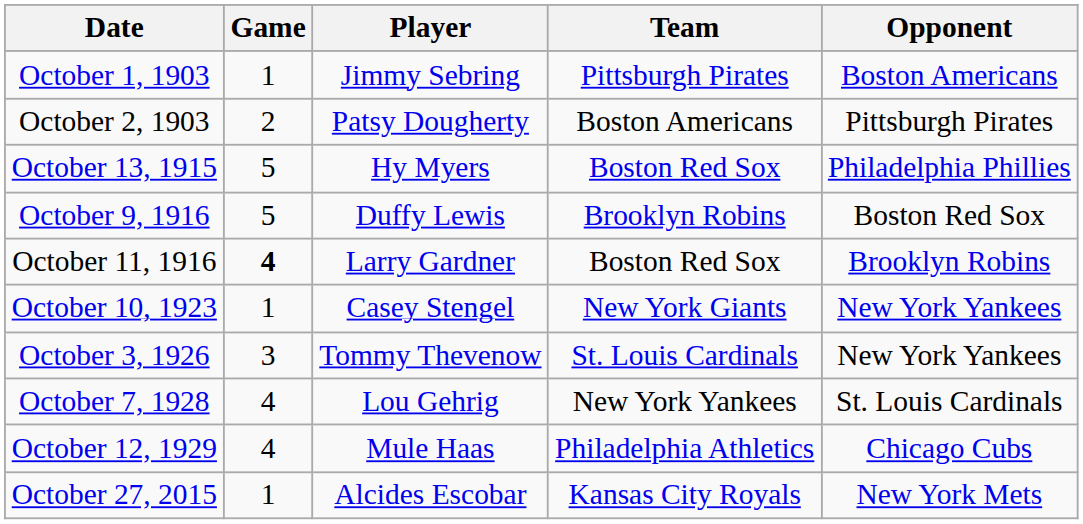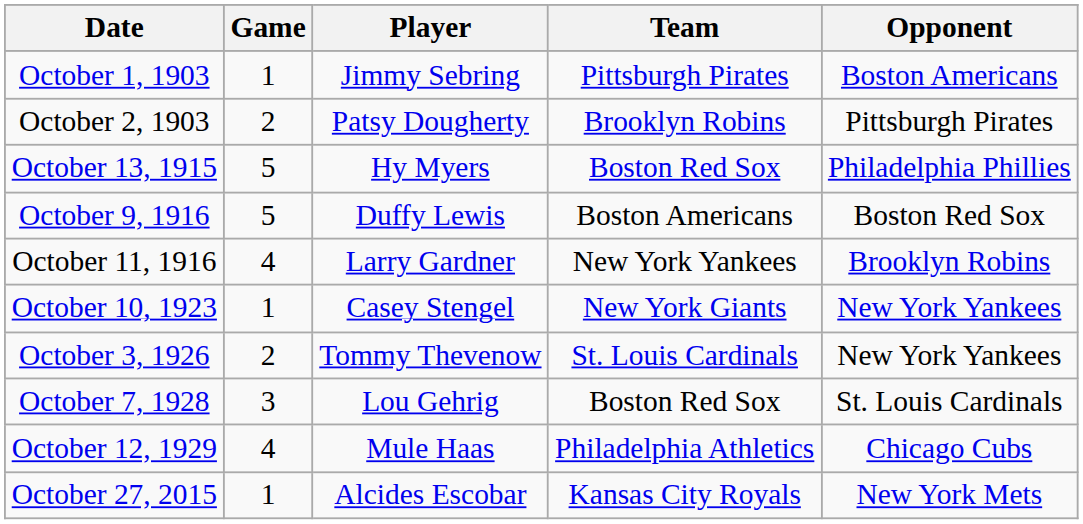(685, 121) Boston Americans -> (685, 121) Brooklyn Robins
(685, 214) Brooklyn Robins -> (685, 214) Boston Americans
(268, 261) bold -> (268, 261) normal
(685, 261) Boston Red Sox -> (685, 261) New York Yankees
(268, 354) 3 -> (268, 354) 2
(268, 401) 4 -> (268, 401) 3
(685, 401) New York Yankees -> (685, 401) Boston Red Sox
